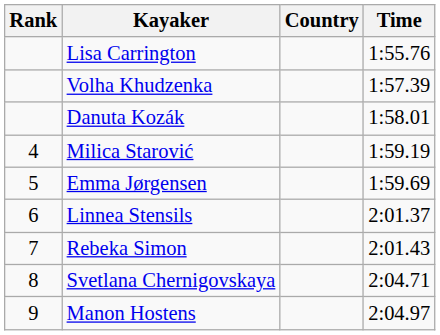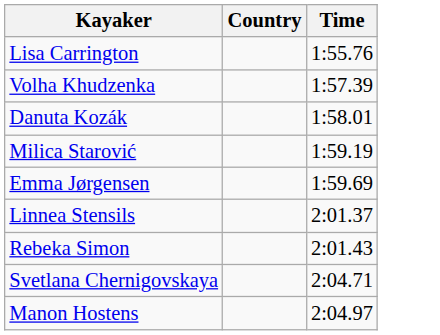- column: (33, 20)
